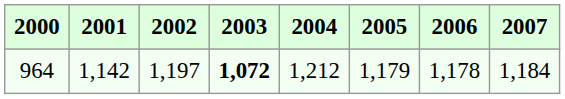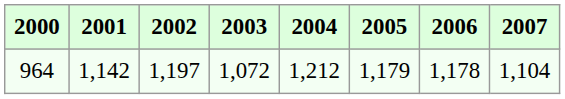(244, 70) bold -> (244, 70) normal
(525, 70) 1,184 -> (525, 70) 1,104
